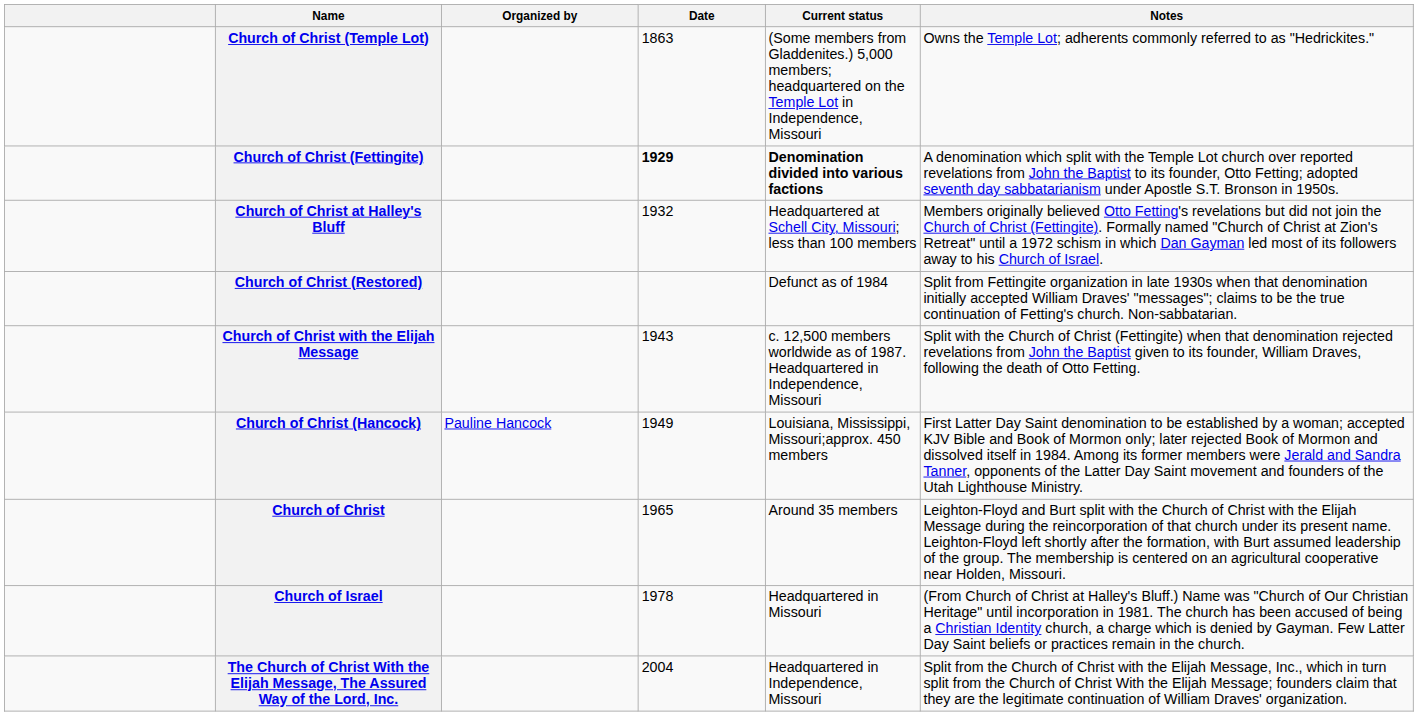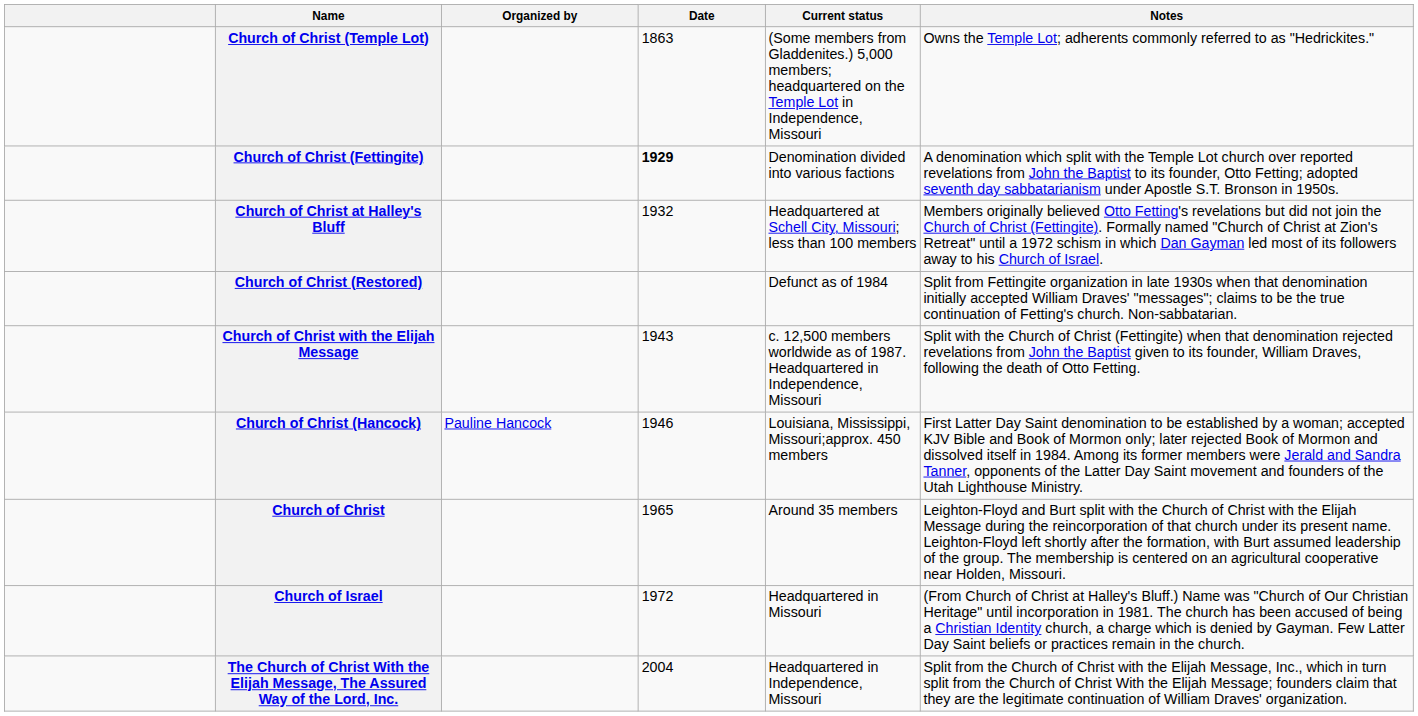(836, 173) bold -> (837, 165) normal
(658, 423) 1949 -> (658, 423) 1946
(658, 596) 1978 -> (658, 596) 1972
